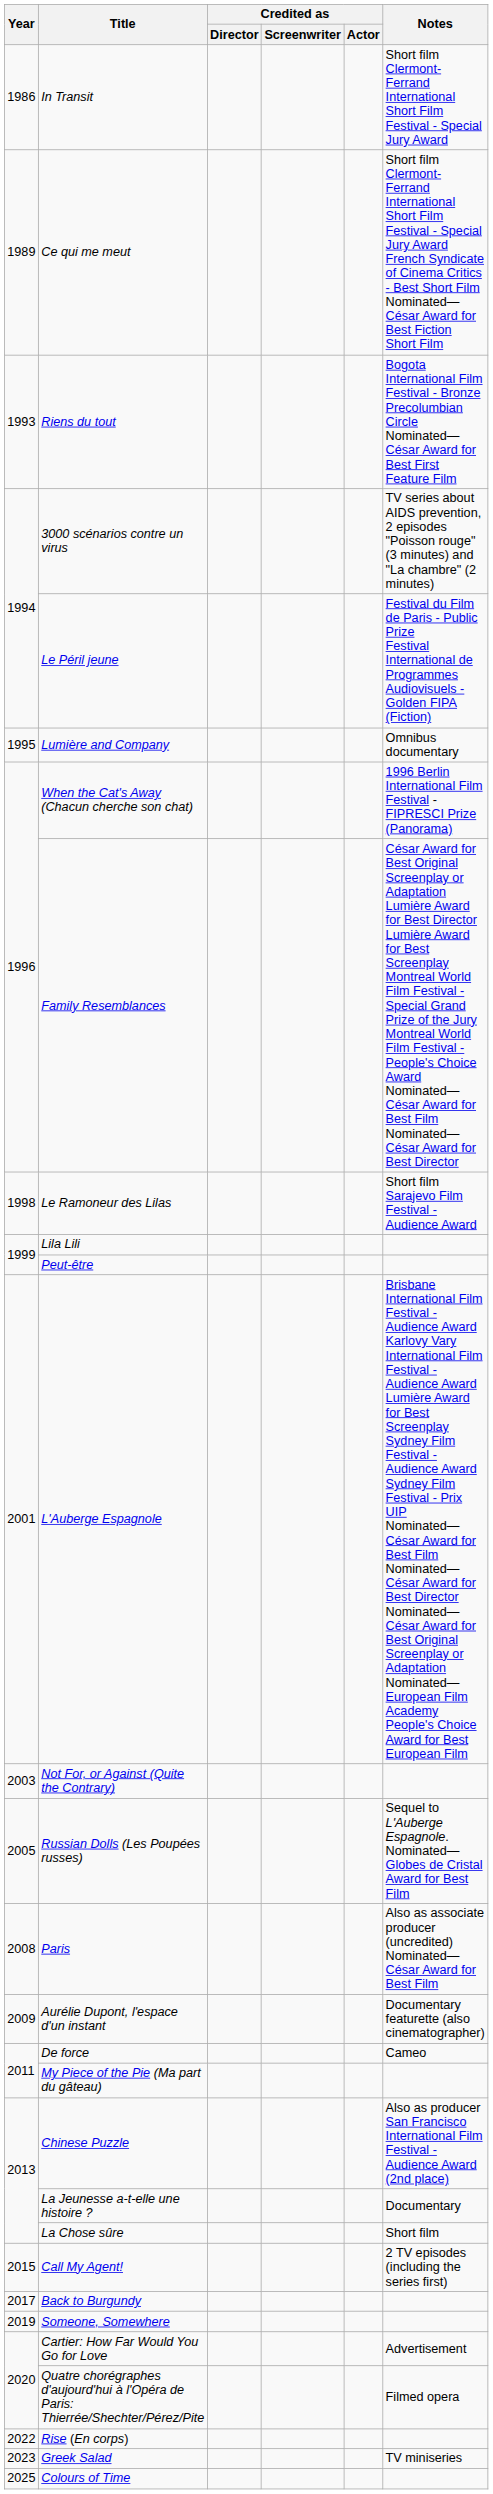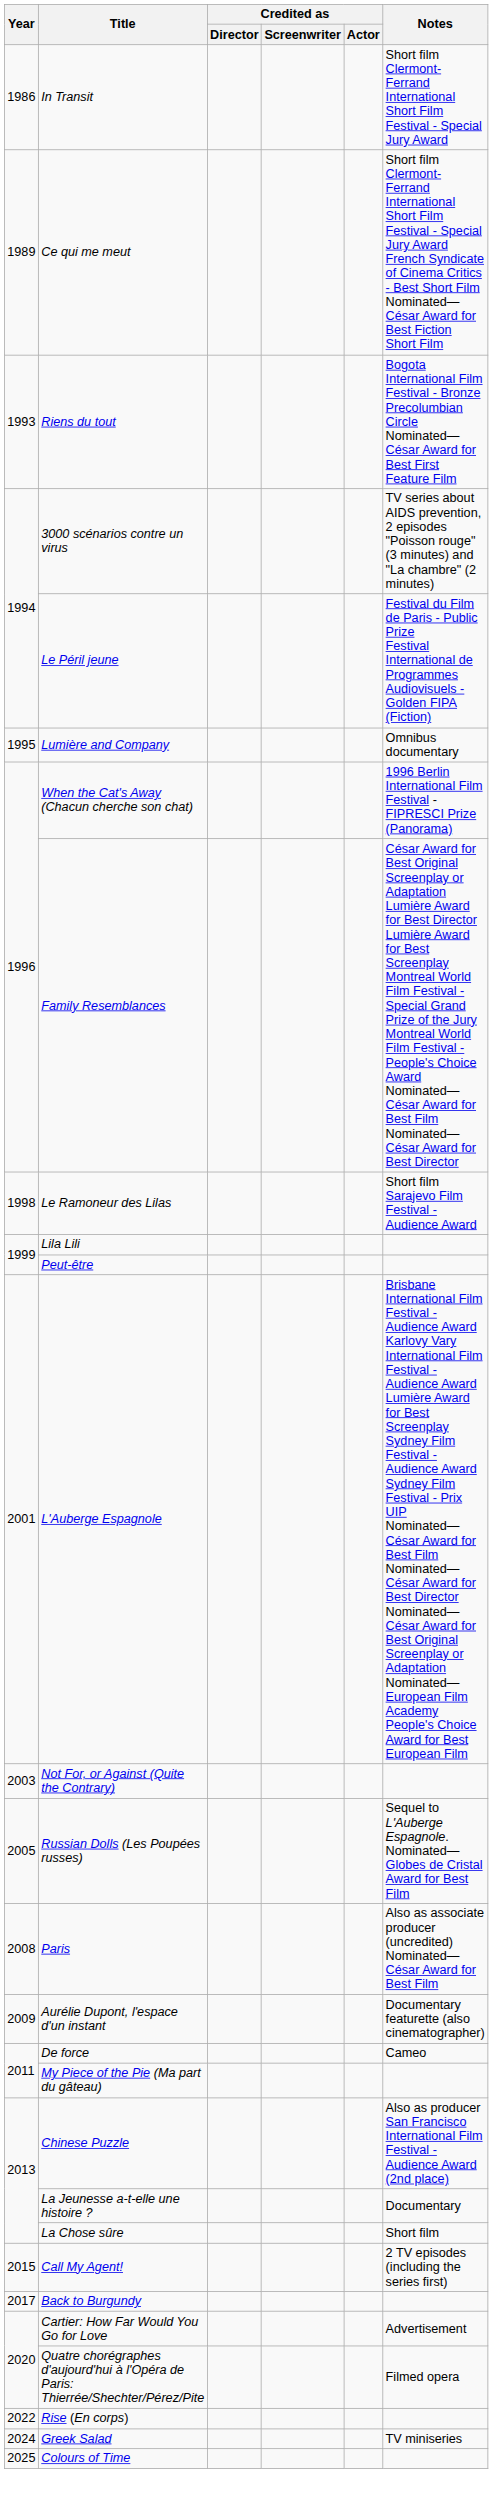- row: (106, 2321)
(21, 2458) 2023 -> (21, 2438) 2024
